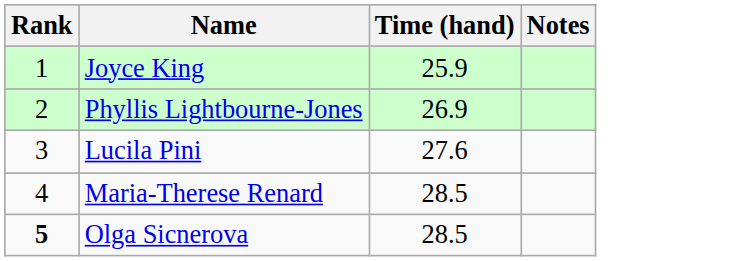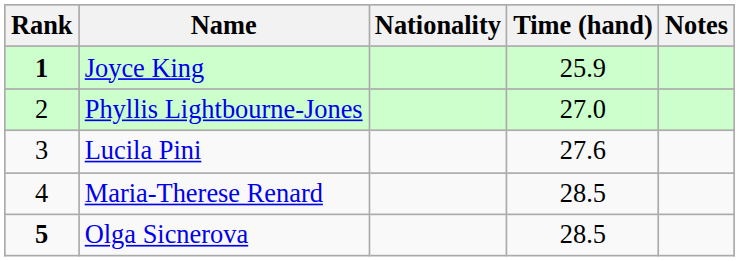+ column: (438, 25)
(42, 67) normal -> (42, 67) bold
(445, 109) 26.9 -> (583, 109) 27.0
